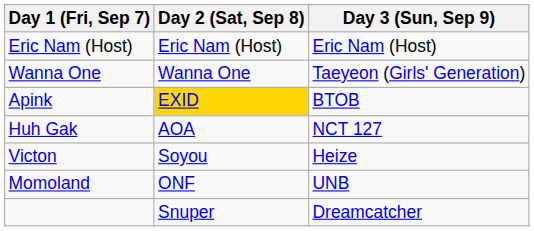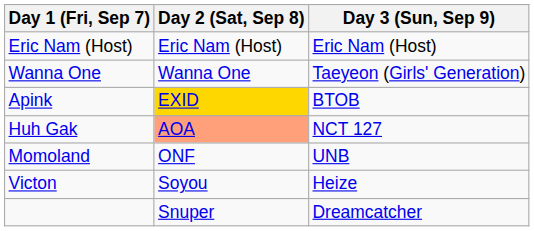(177, 128) no background -> (177, 128) lightsalmon background
rows swapped: (33, 156) <-> (49, 184)
